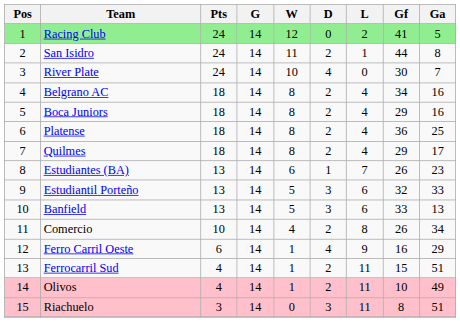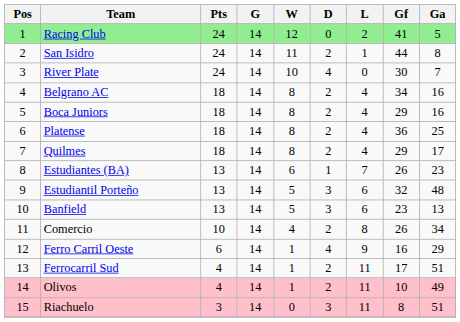(438, 190) 33 -> (438, 190) 48
(401, 209) 33 -> (401, 209) 23
(401, 268) 15 -> (401, 268) 17
